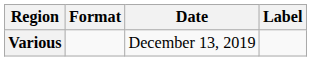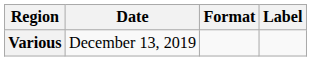columns swapped: (192, 17) <-> (95, 17)
